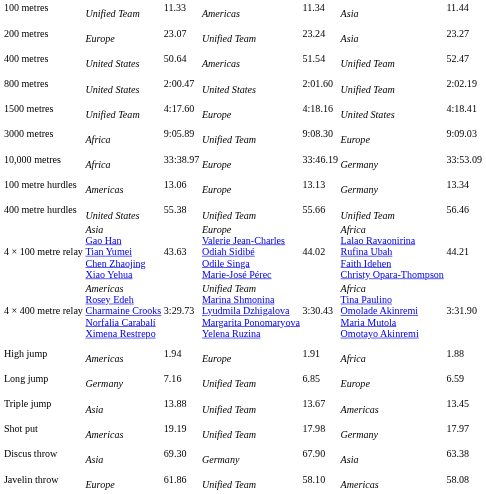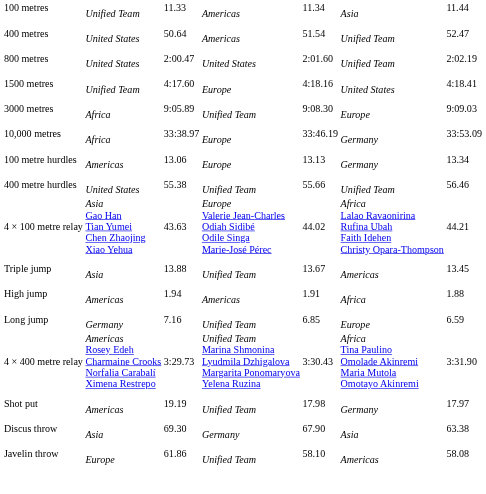- row: (26, 33)
rows swapped: (43, 311) <-> (28, 404)
(217, 359) Europe -> (221, 300) Americas
